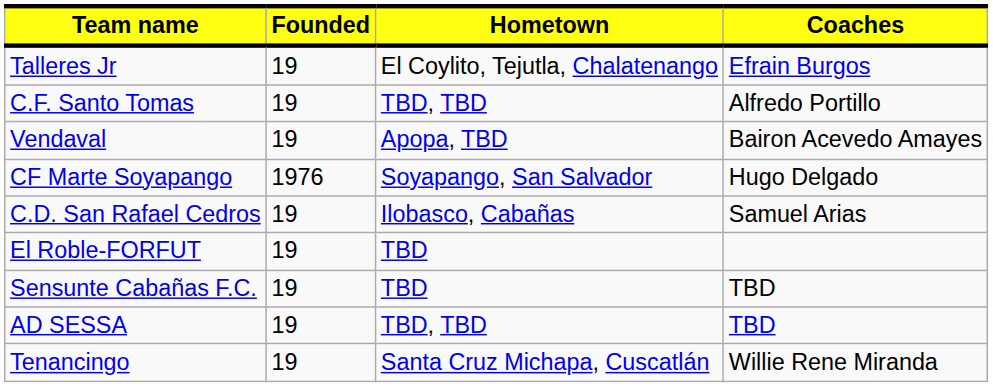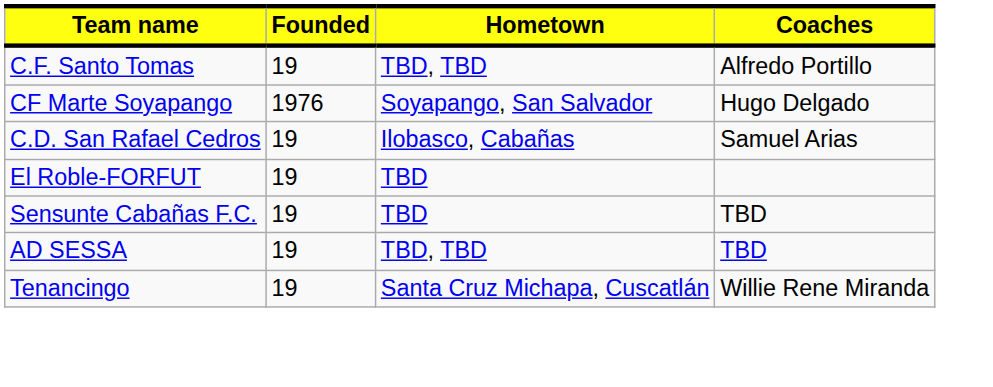- row: (63, 65)
- row: (58, 140)
